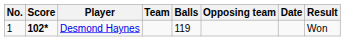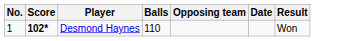- column: (157, 12)
(182, 28) 119 -> (152, 28) 110
